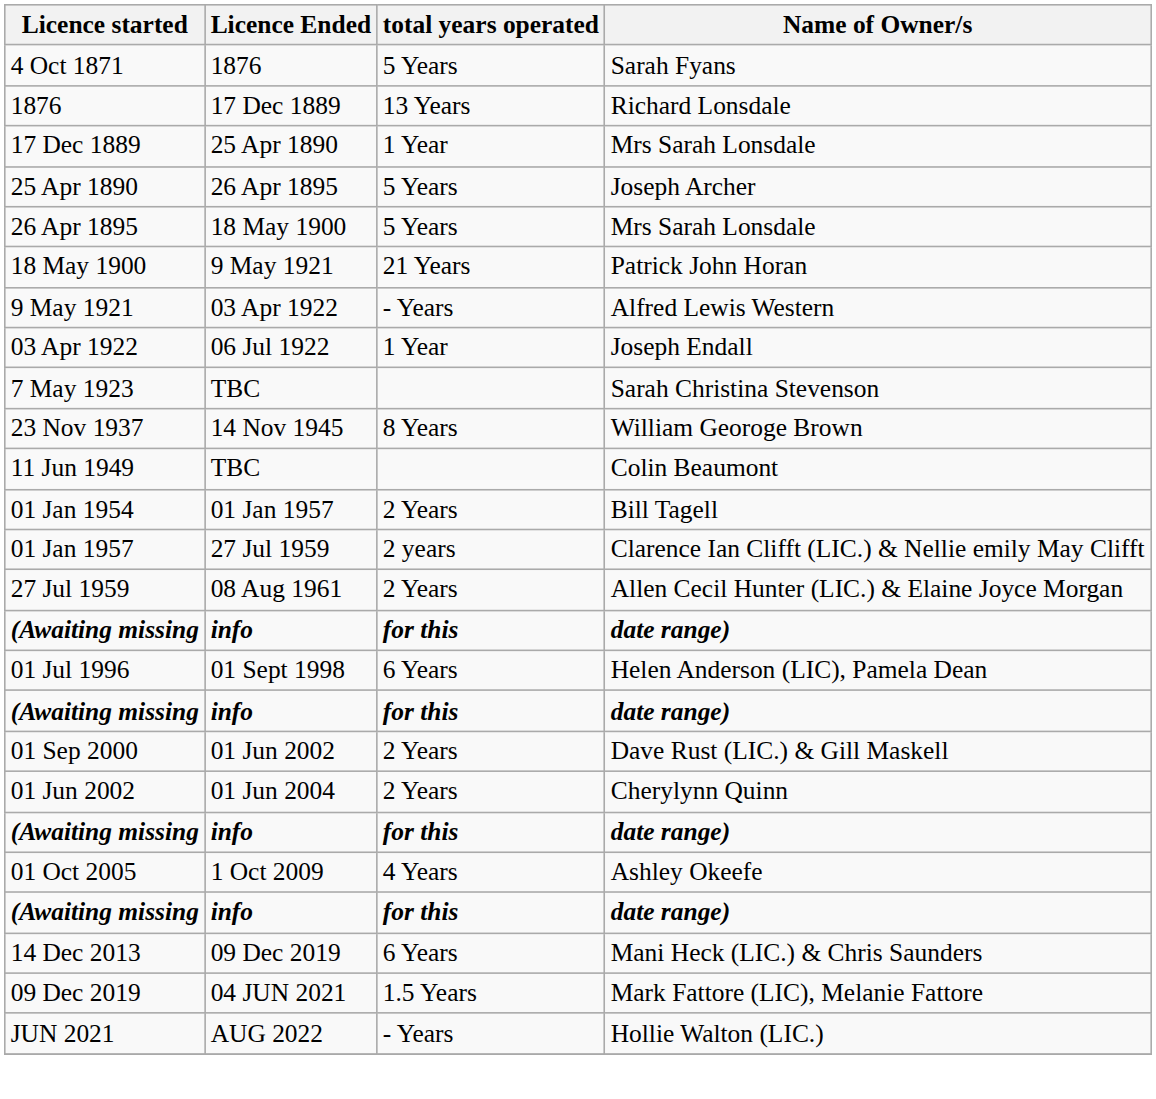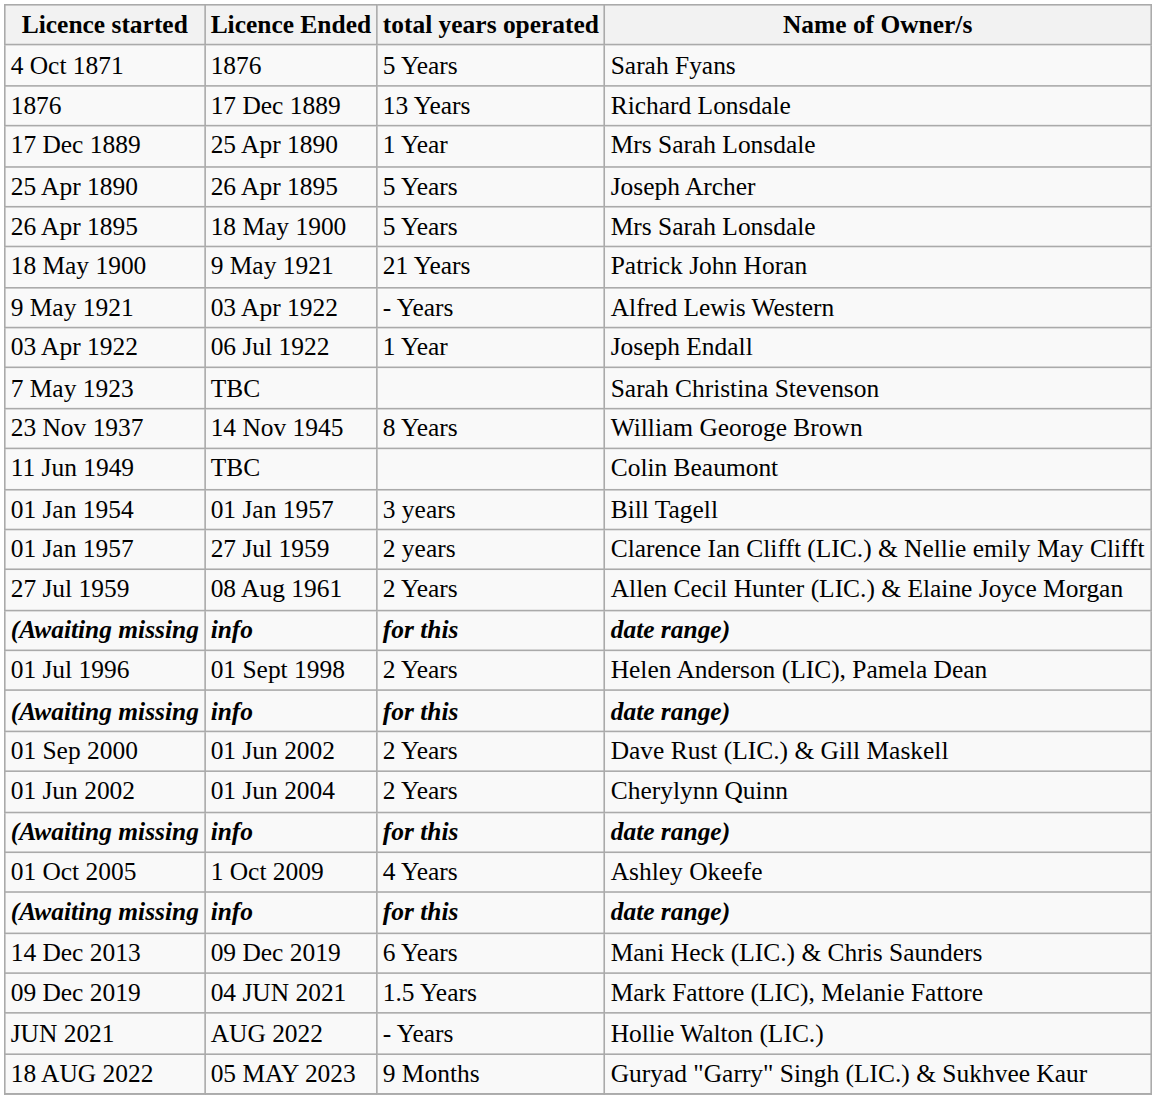(420, 508) 2 Years -> (419, 508) 3 years
(420, 670) 6 Years -> (420, 670) 2 Years
+ row: (82, 1073)
